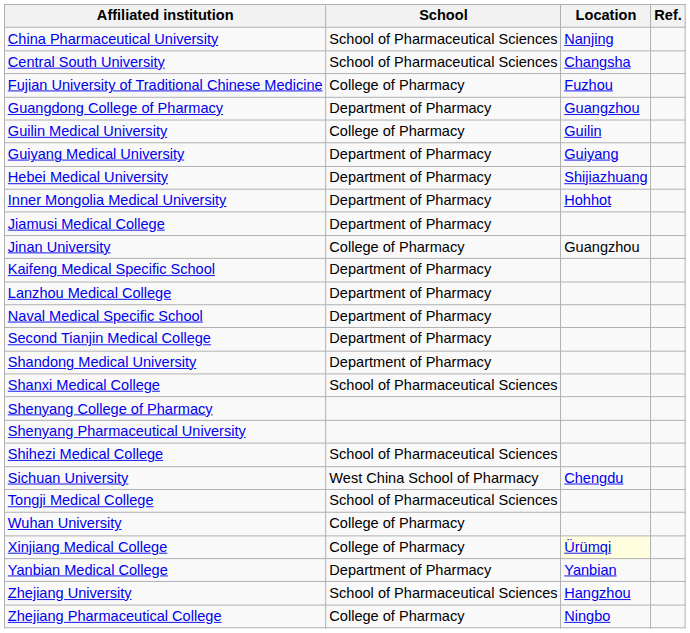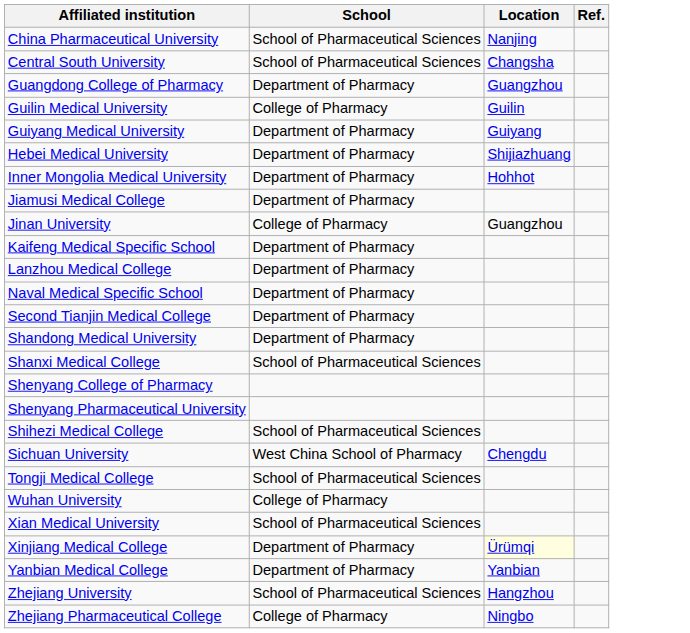- row: (165, 85)
+ row: (83, 524)
(397, 547) College of Pharmacy -> (333, 547) Department of Pharmacy
